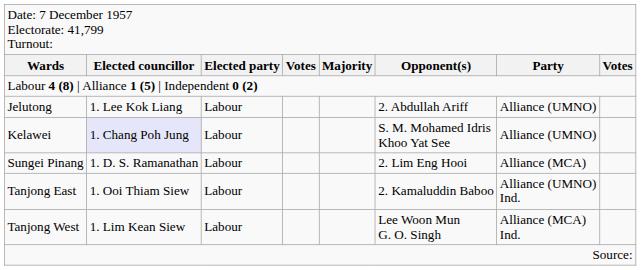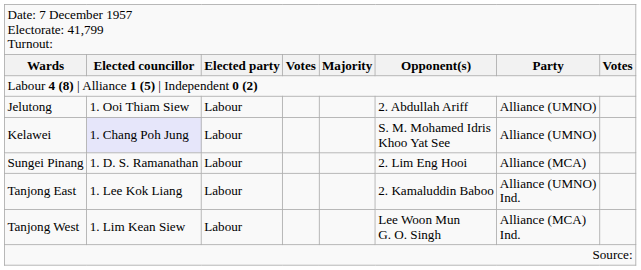(136, 106) 1. Lee Kok Liang -> (139, 106) 1. Ooi Thiam Siew
(139, 191) 1. Ooi Thiam Siew -> (136, 191) 1. Lee Kok Liang
